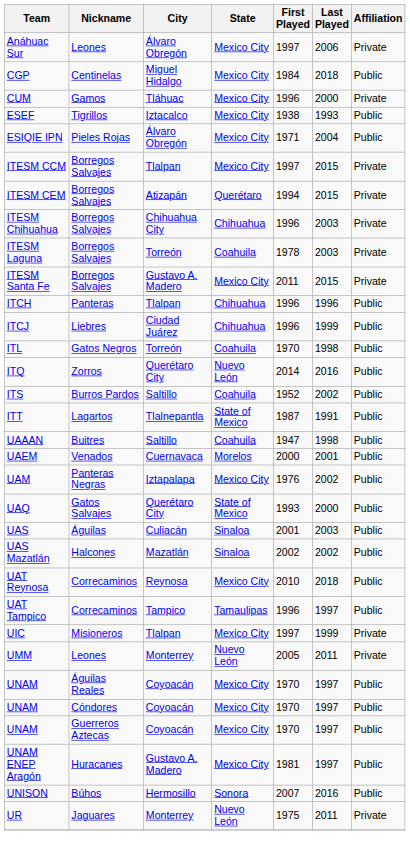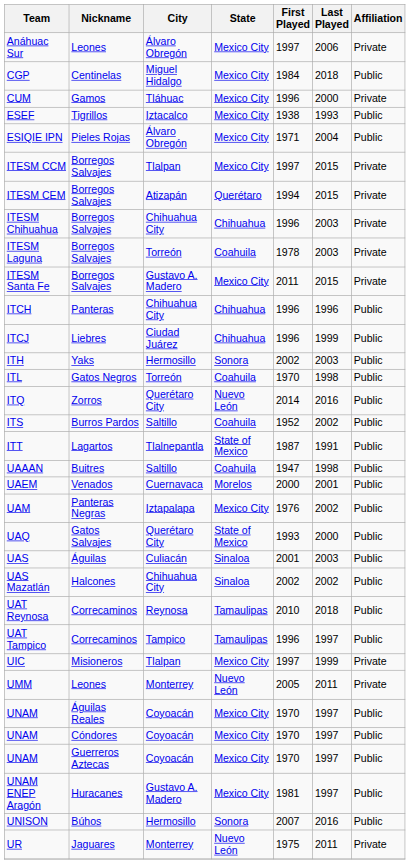(163, 304) Tlalpan -> (171, 309) Chihuahua City
+ row: (15, 361)
(167, 553) Mazatlán -> (171, 582) Chihuahua City
(241, 582) Mexico City -> (241, 610) Tamaulipas
